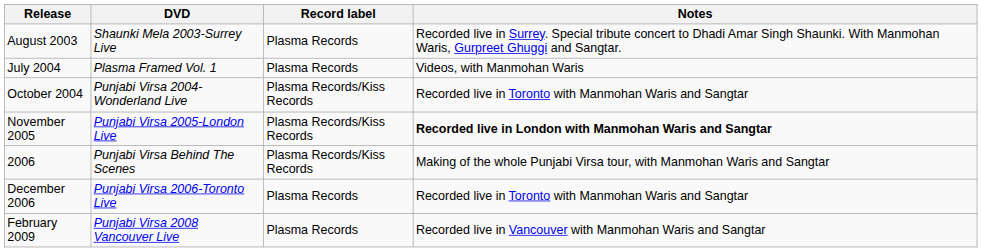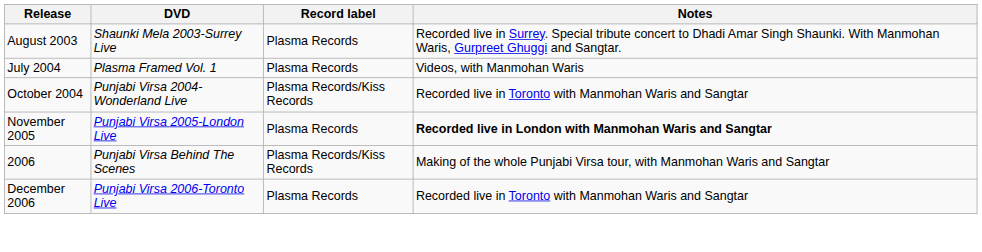(326, 128) Plasma Records/Kiss Records -> (312, 128) Plasma Records
- row: (32, 230)
